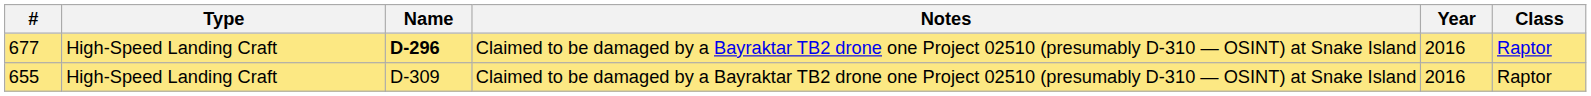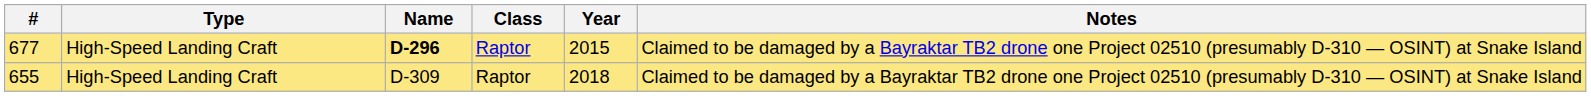columns swapped: (1539, 18) <-> (946, 18)
(1445, 47) 2016 -> (589, 47) 2015
(1445, 76) 2016 -> (589, 76) 2018
